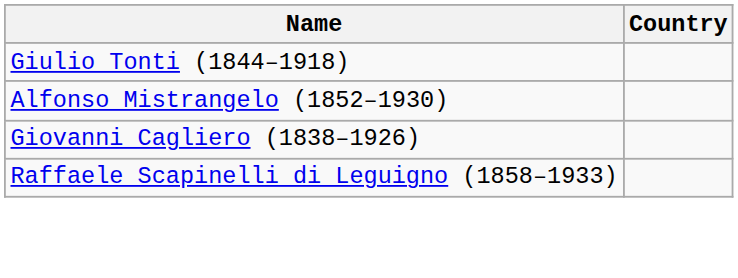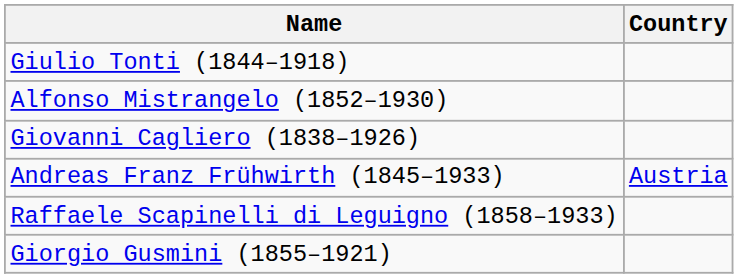+ row: (258, 177)
+ row: (201, 254)
